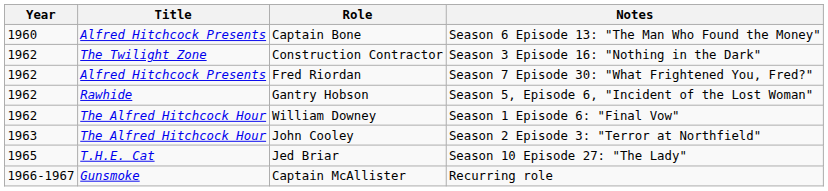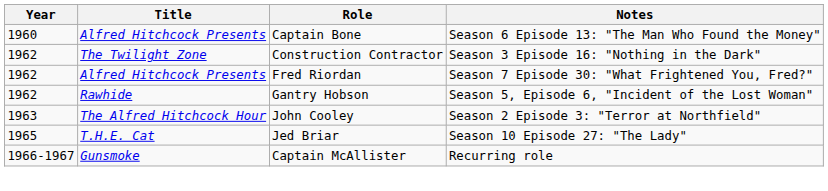- row: (324, 115)
